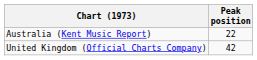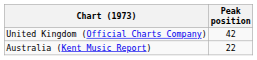rows swapped: (79, 34) <-> (106, 48)
